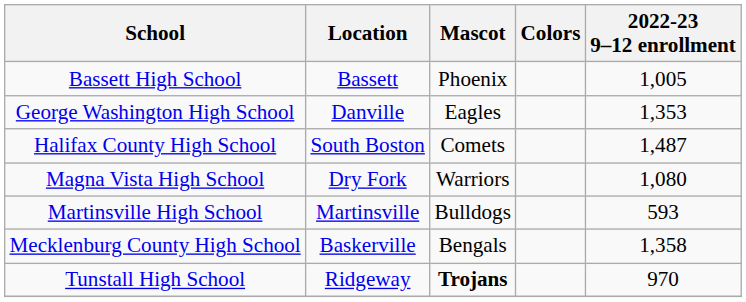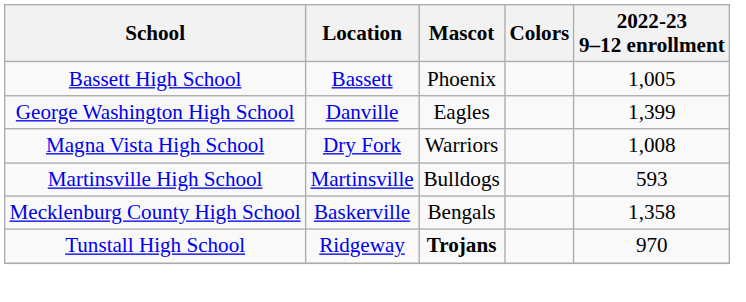(663, 111) 1,353 -> (652, 111) 1,399
- row: (155, 145)
(663, 178) 1,080 -> (652, 145) 1,008
